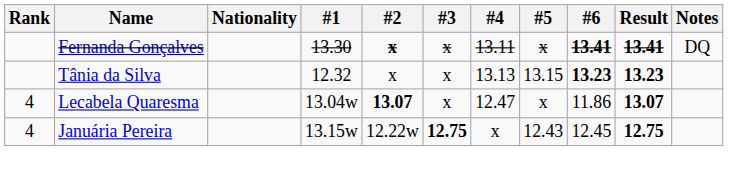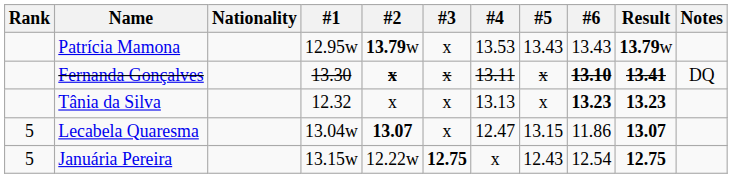+ row: (119, 46)
(591, 46) 13.41 -> (591, 74) 13.10
(543, 74) 13.15 -> (543, 103) x
(29, 103) 4 -> (29, 131) 5
(543, 103) x -> (543, 131) 13.15
(29, 131) 4 -> (29, 159) 5
(591, 131) 12.45 -> (591, 159) 12.54
